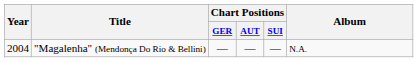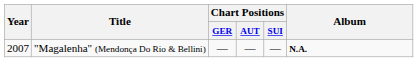(18, 48) 2004 -> (18, 48) 2007
(298, 48) normal -> (298, 48) bold
